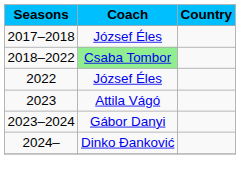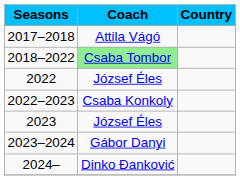(128, 36) József Éles -> (128, 36) Attila Vágó
+ row: (41, 100)
(128, 100) Attila Vágó -> (128, 121) József Éles
